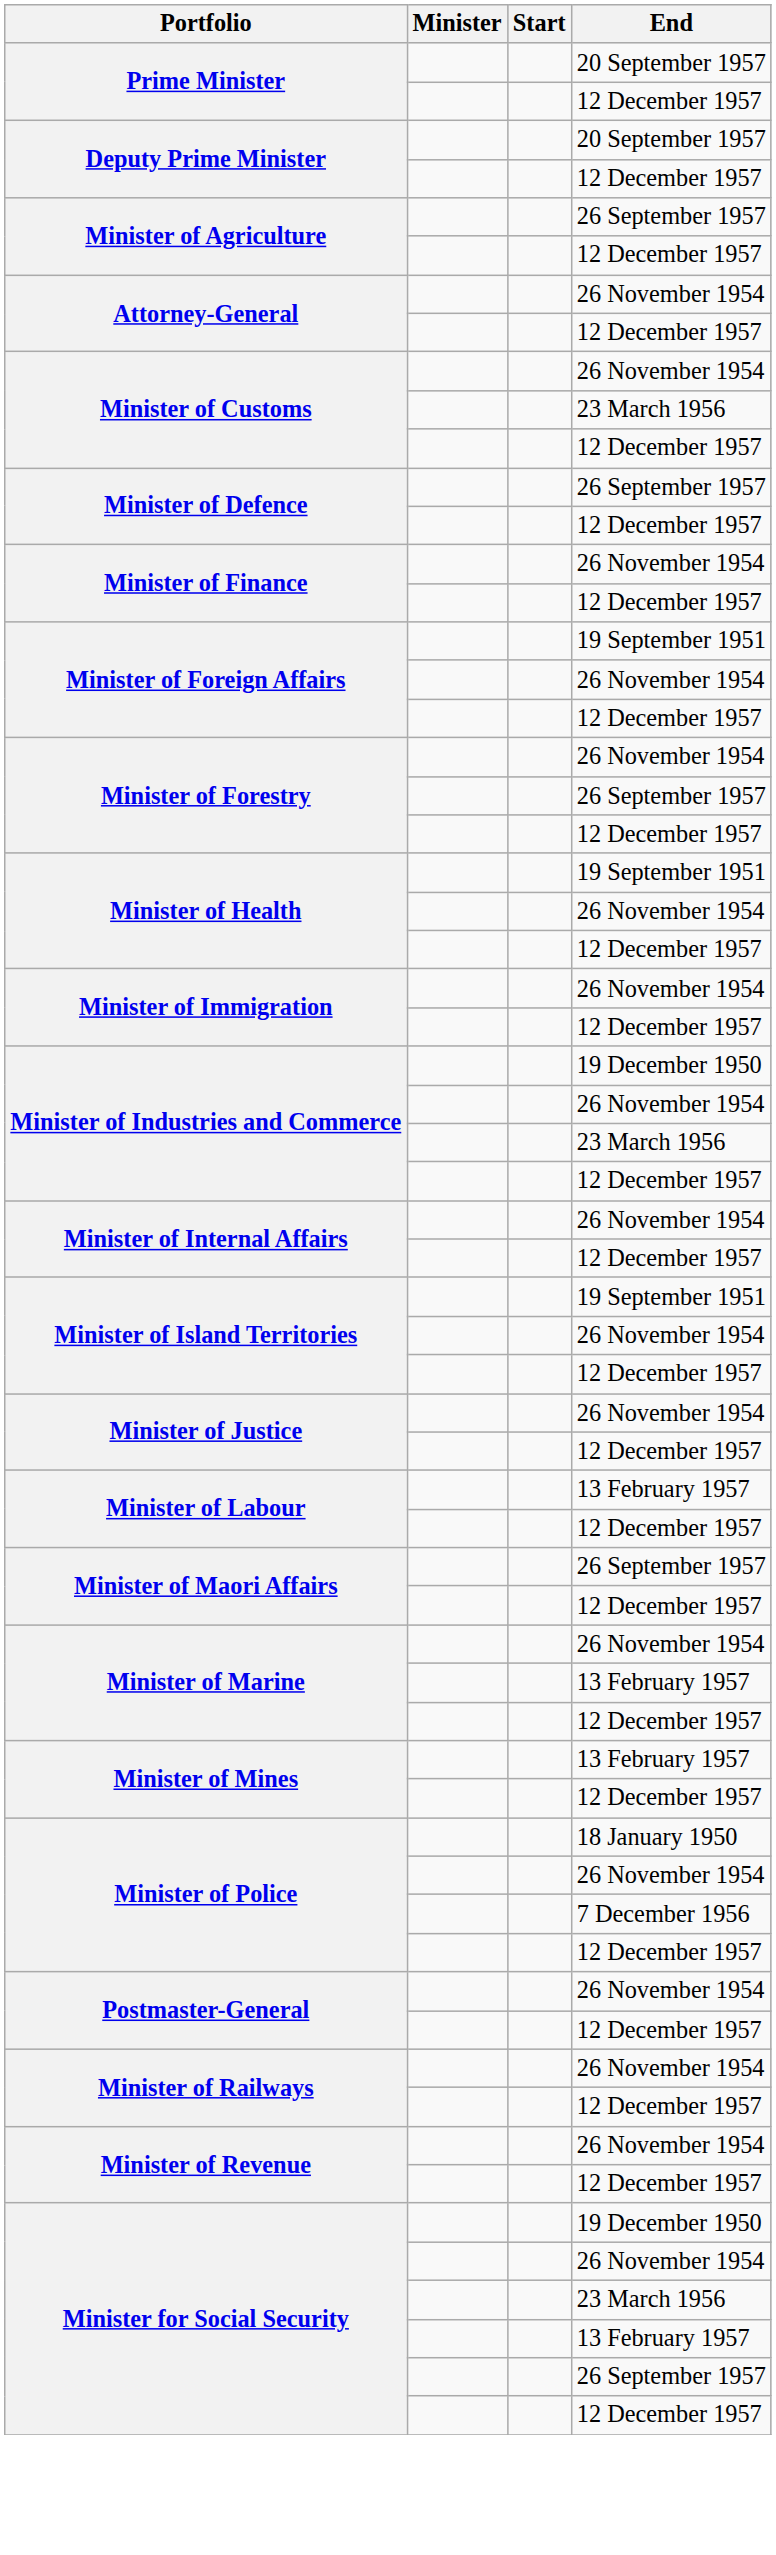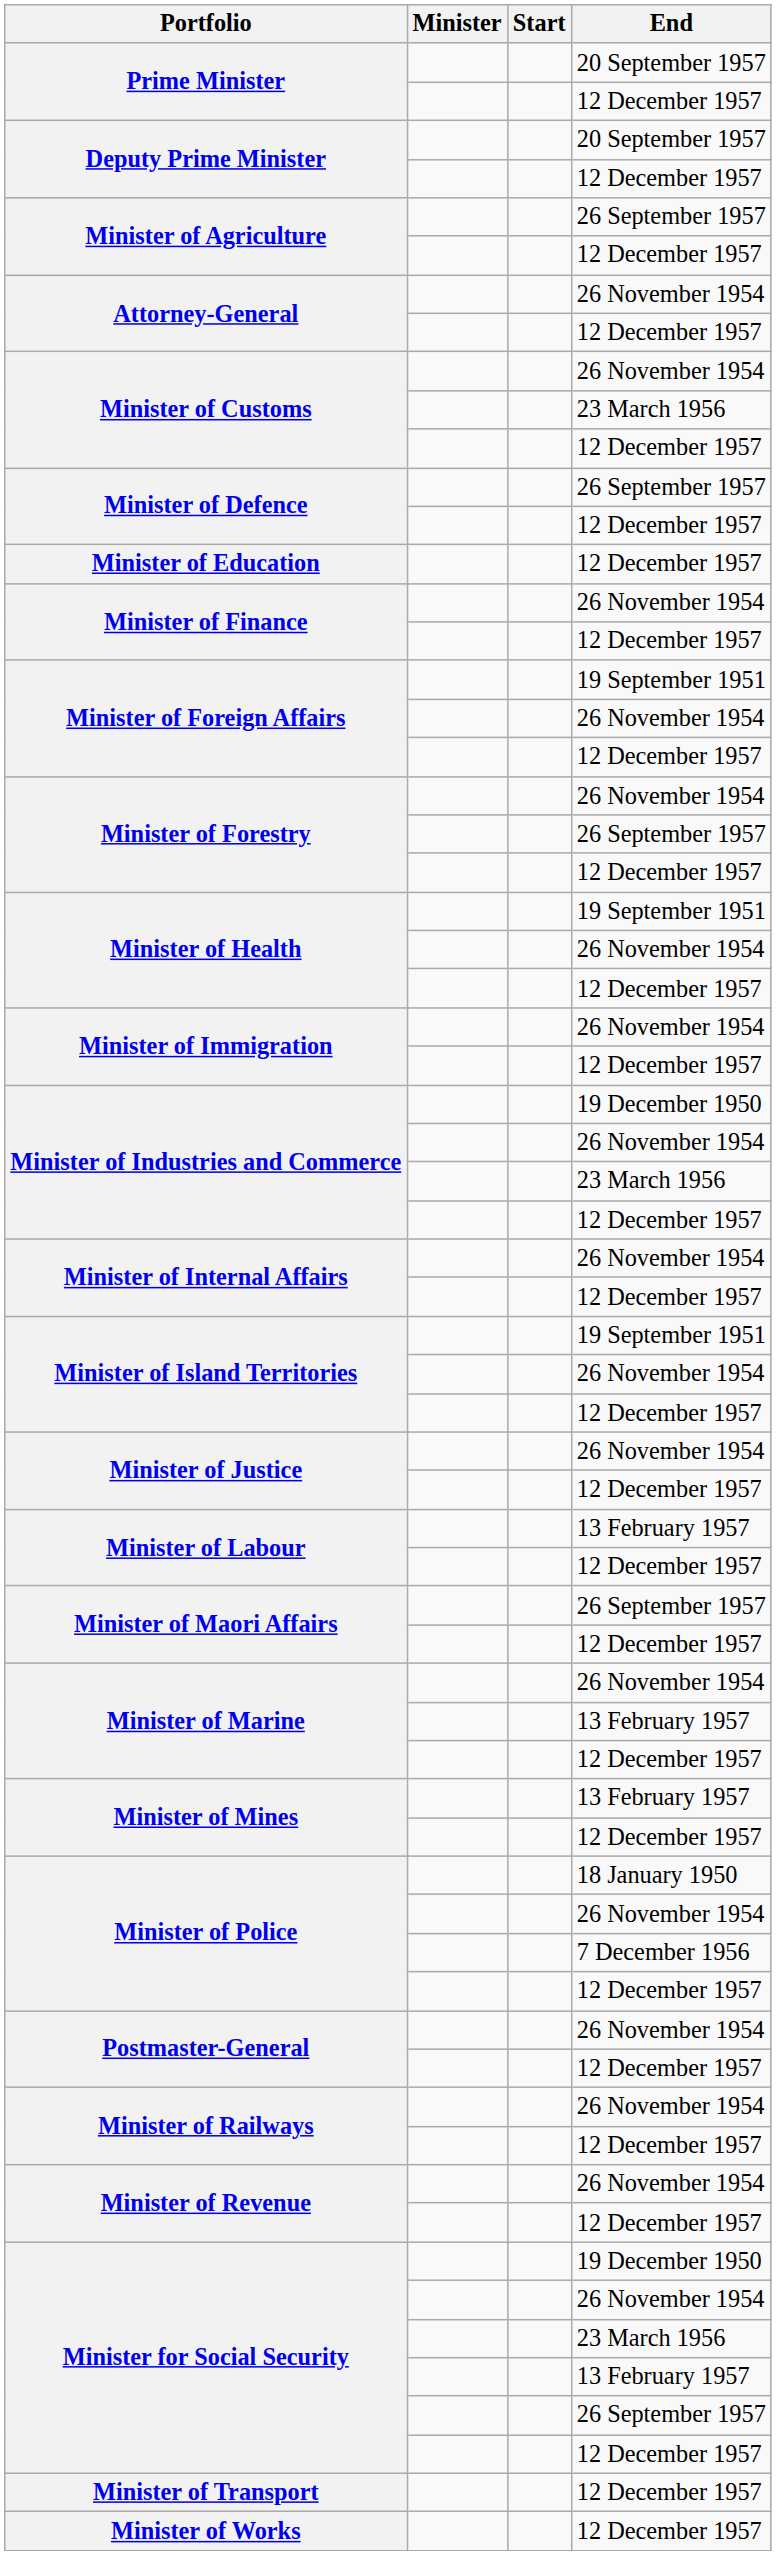+ row: (206, 563)
+ row: (206, 2492)
+ row: (206, 2530)
